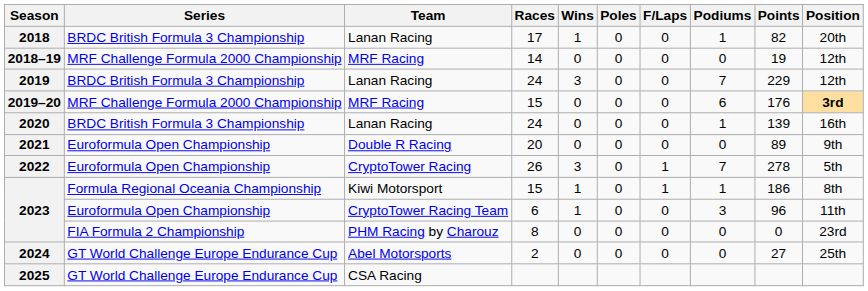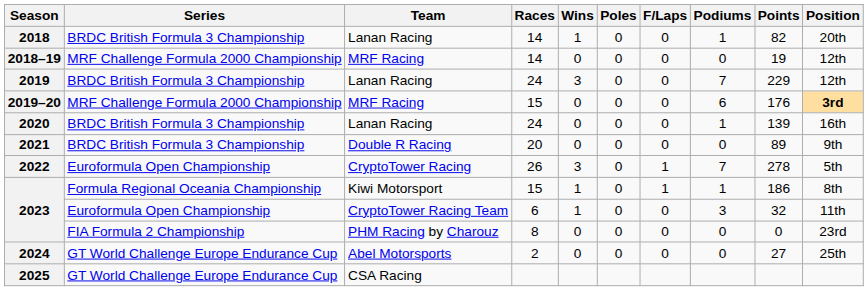(535, 37) 17 -> (535, 37) 14
(169, 145) Euroformula Open Championship -> (186, 145) BRDC British Formula 3 Championship
(779, 210) 96 -> (779, 210) 32
